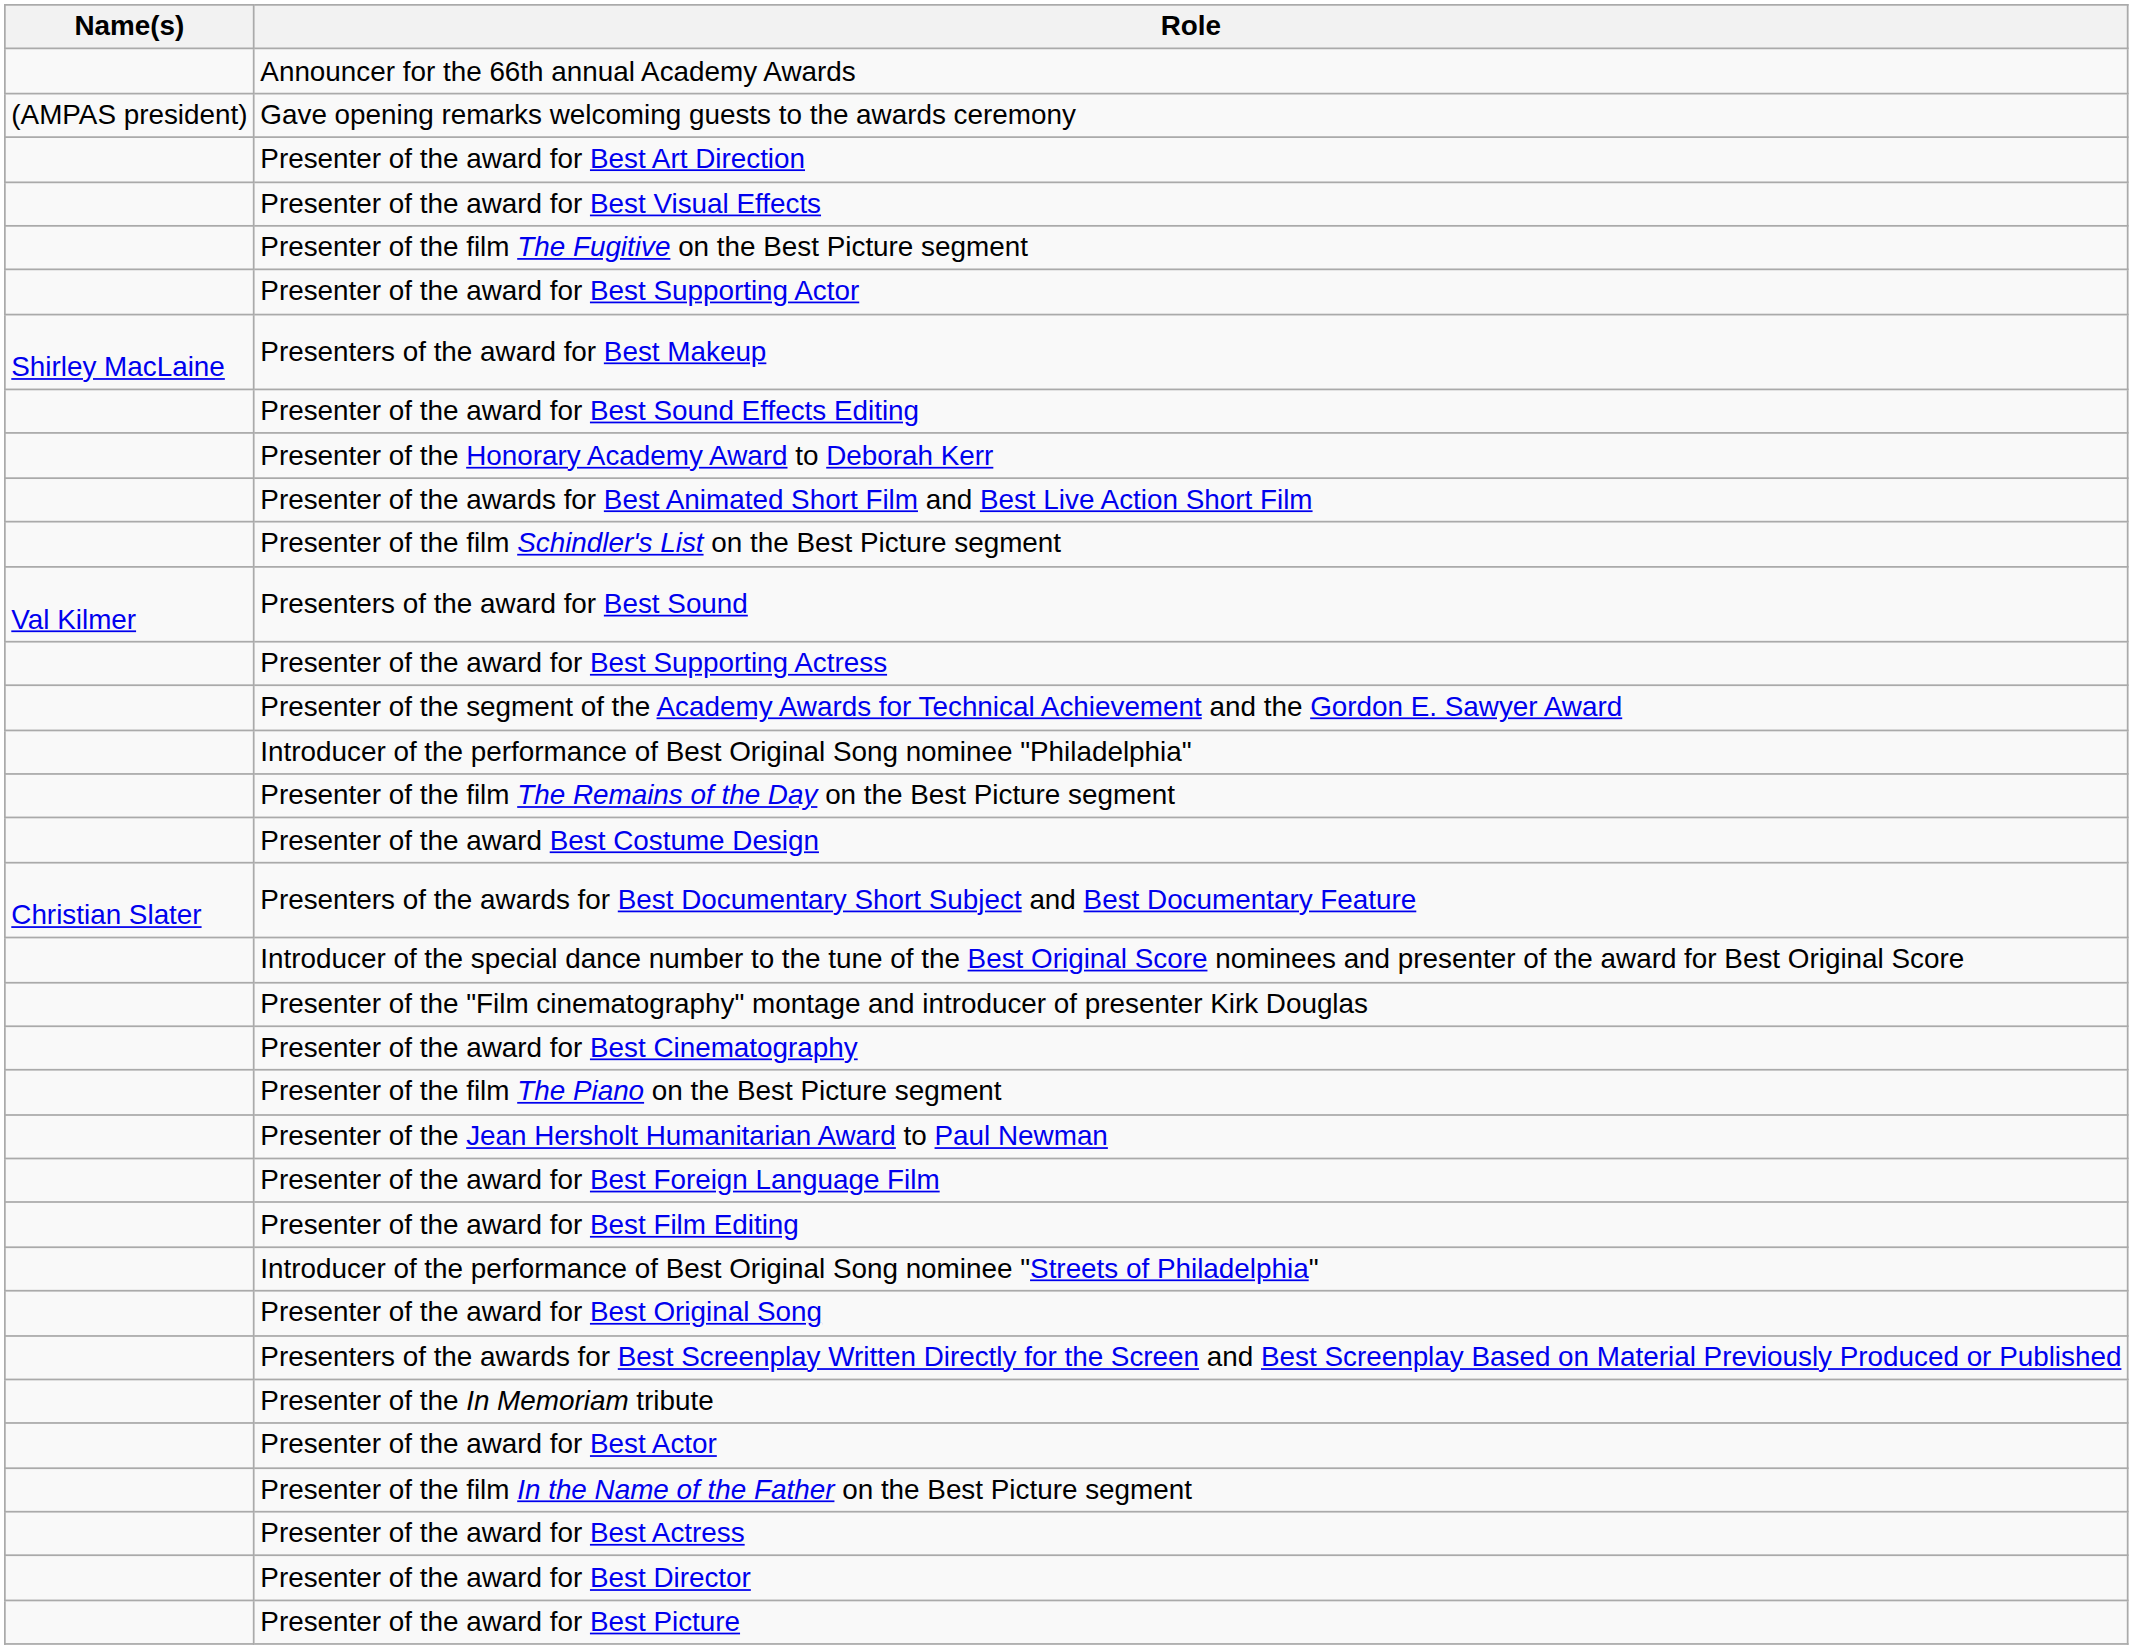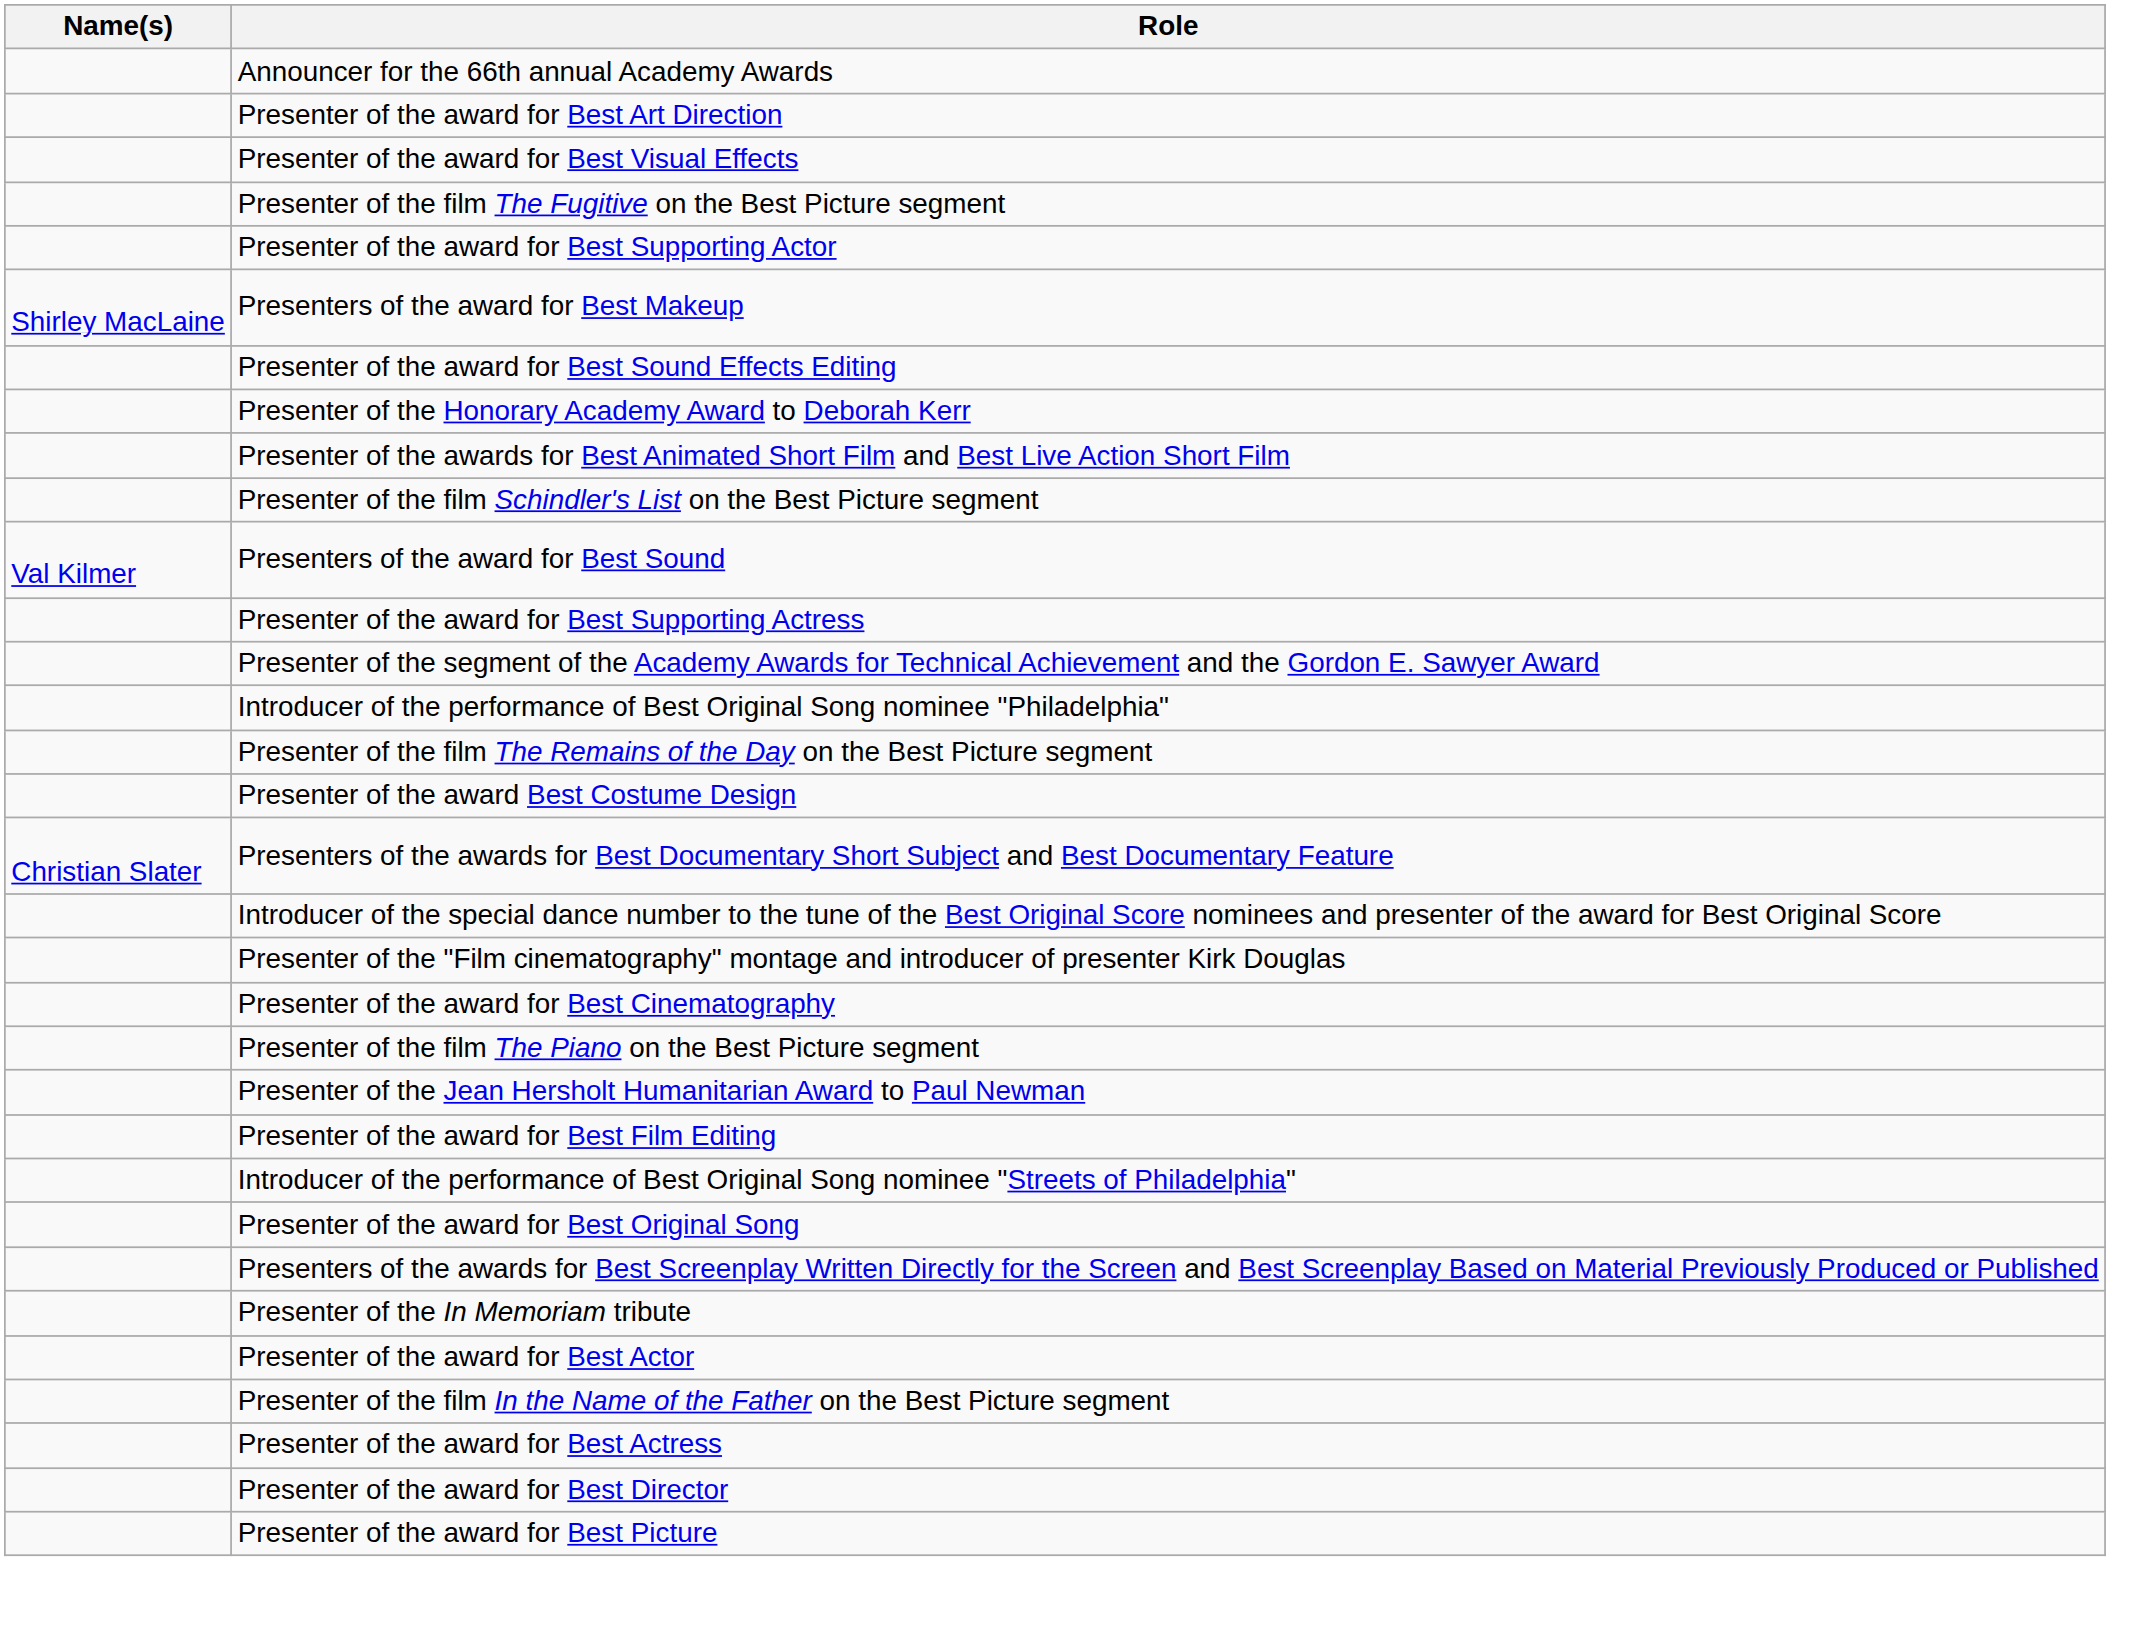- row: (668, 114)
- row: (600, 1180)
